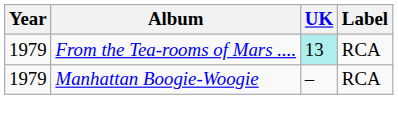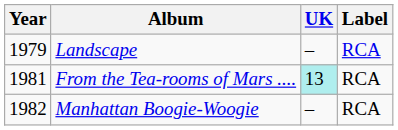+ row: (96, 49)
(28, 49) 1979 -> (28, 79) 1981
(28, 79) 1979 -> (28, 109) 1982
